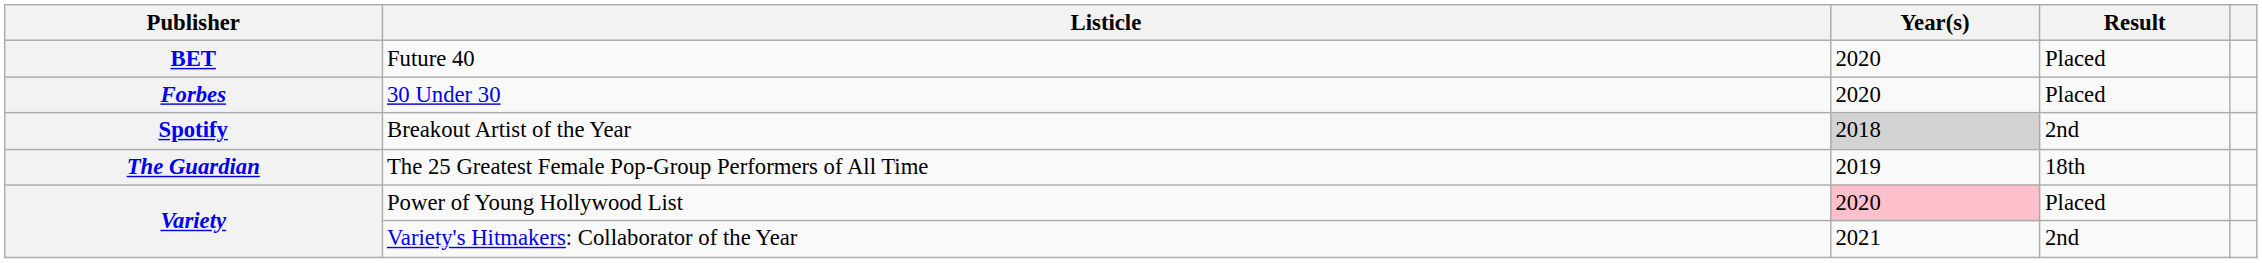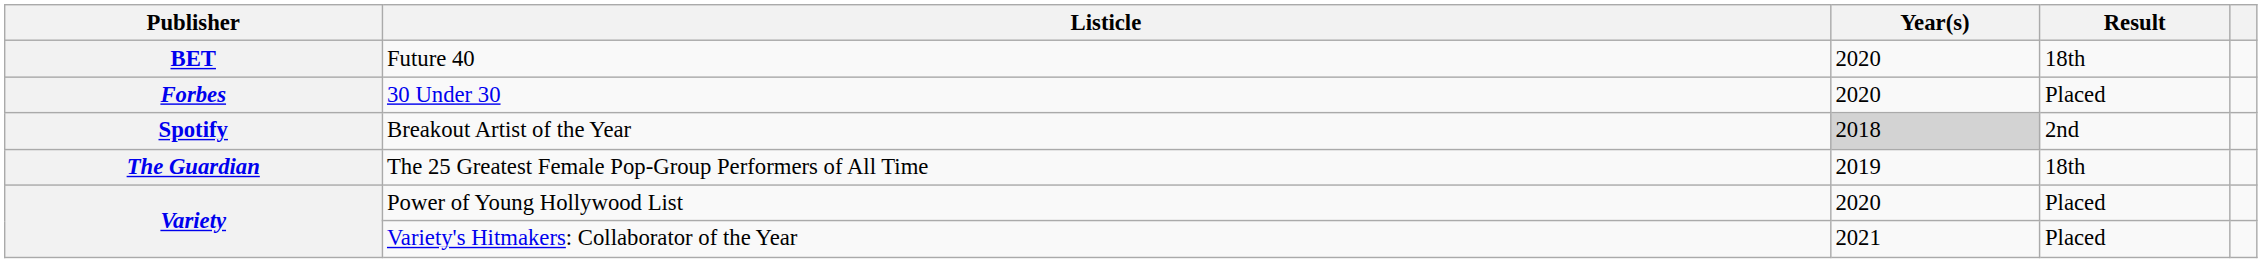(2075, 58) Placed -> (2065, 58) 18th
(1858, 202) pink background -> (1858, 202) no background
(2062, 238) 2nd -> (2075, 238) Placed
